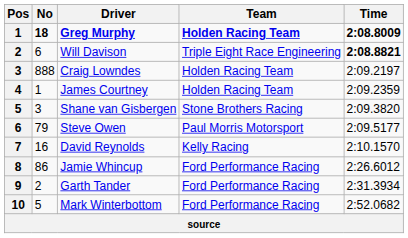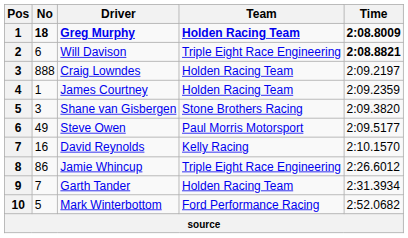(41, 128) 79 -> (41, 128) 49
(251, 166) Ford Performance Racing -> (262, 166) Triple Eight Race Engineering
(38, 185) 2 -> (38, 185) 7
(251, 185) Ford Performance Racing -> (238, 185) Holden Racing Team
